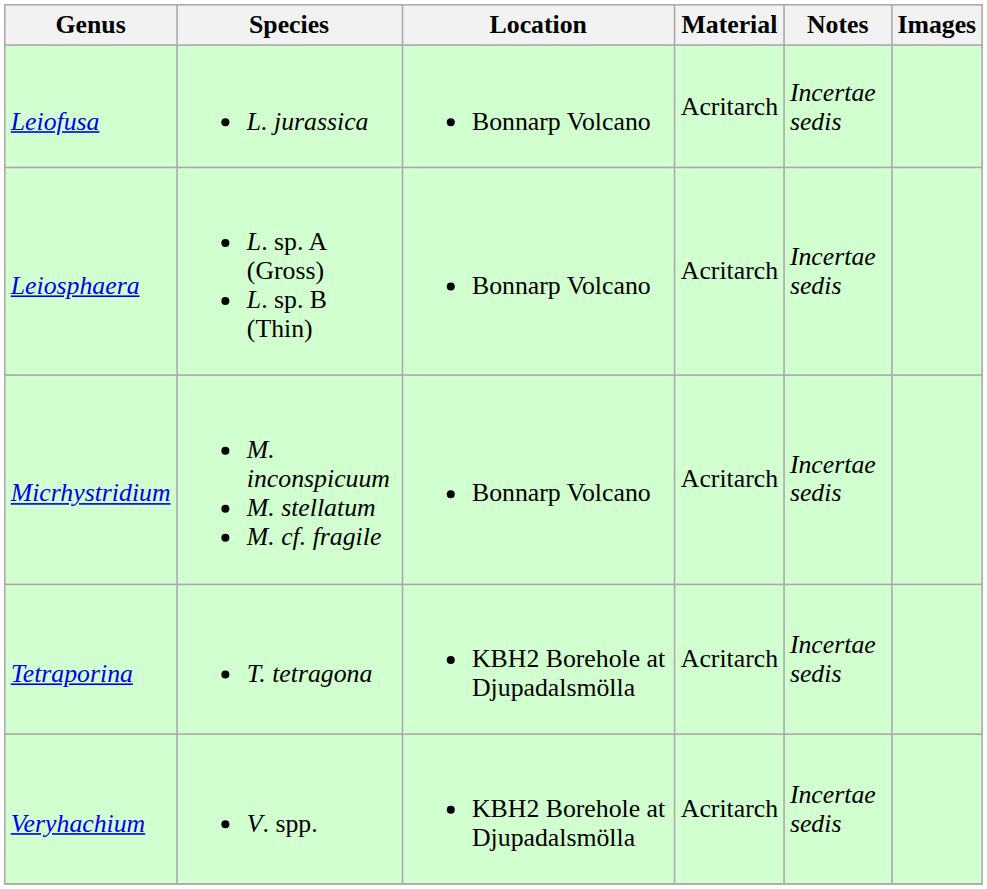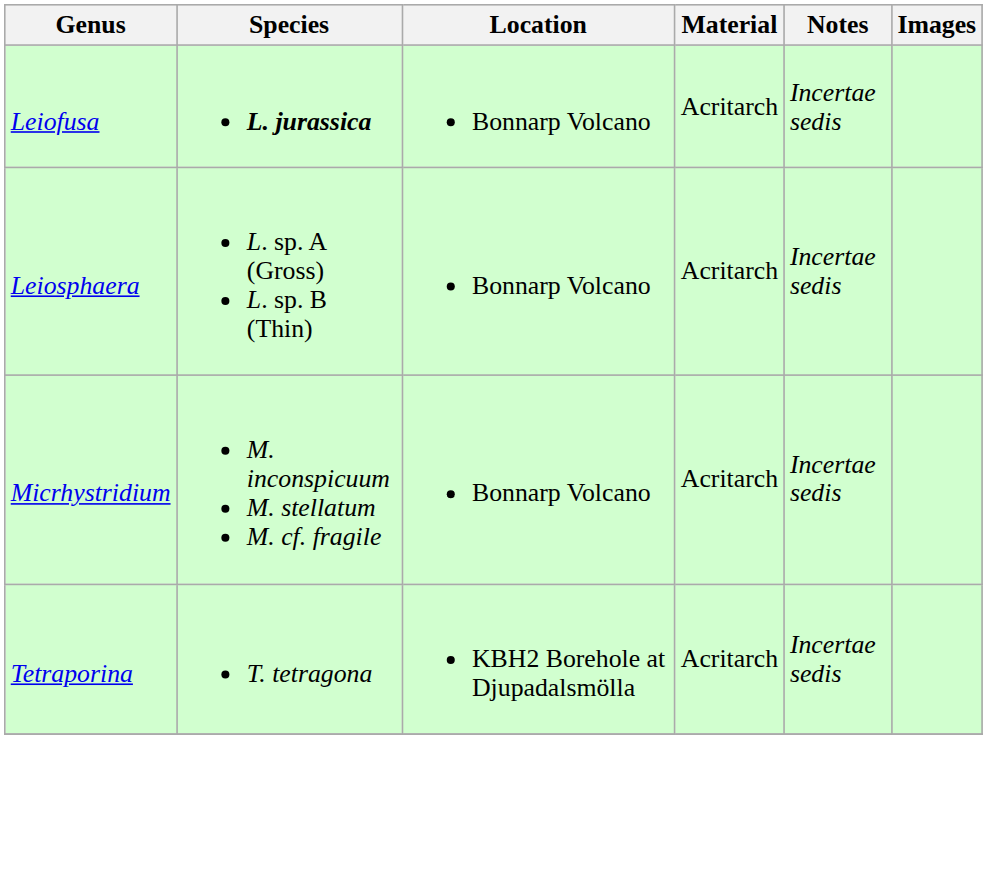(289, 121) normal -> (289, 121) bold
- row: (78, 823)
